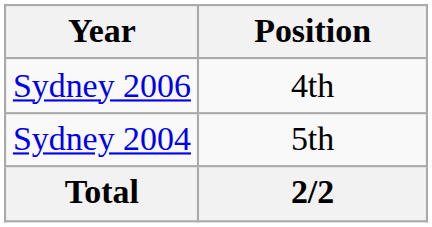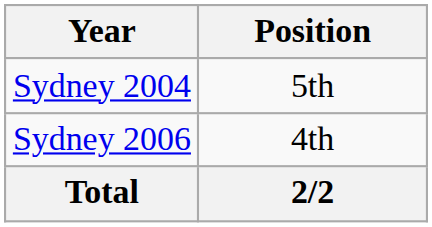rows swapped: (102, 138) <-> (102, 85)
